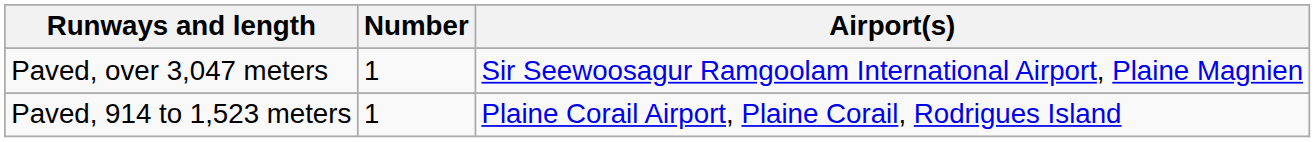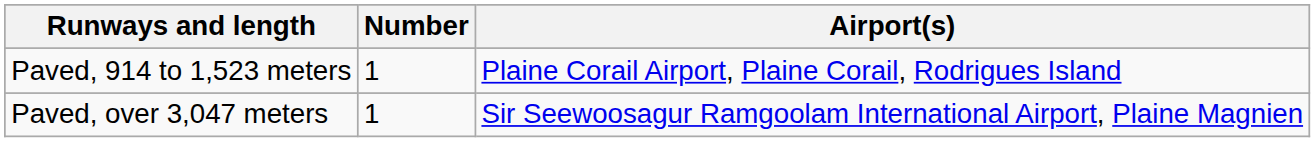rows swapped: (170, 70) <-> (181, 114)
